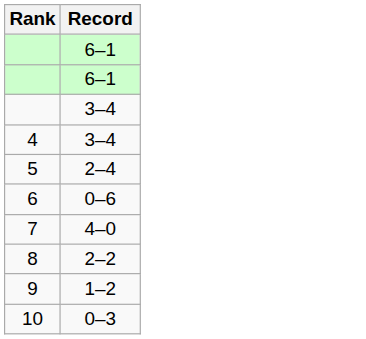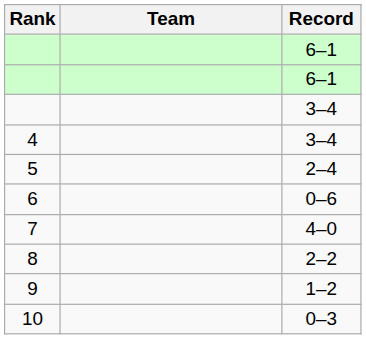+ column: (171, 19)
